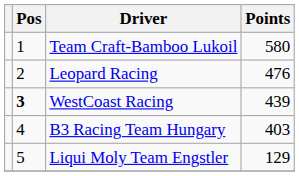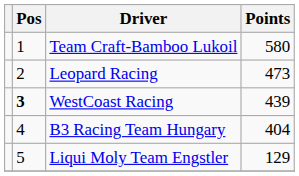(278, 74) 476 -> (278, 74) 473
(278, 129) 403 -> (278, 129) 404
